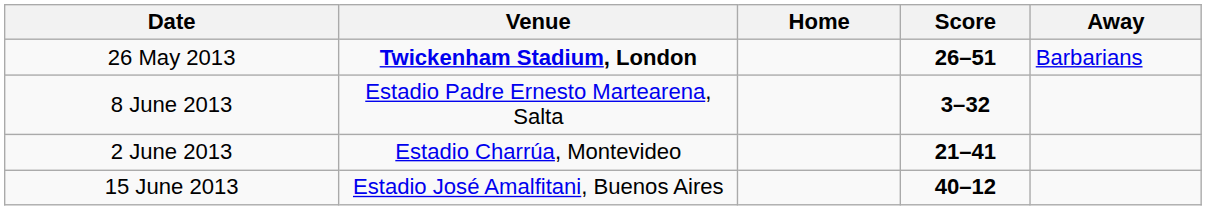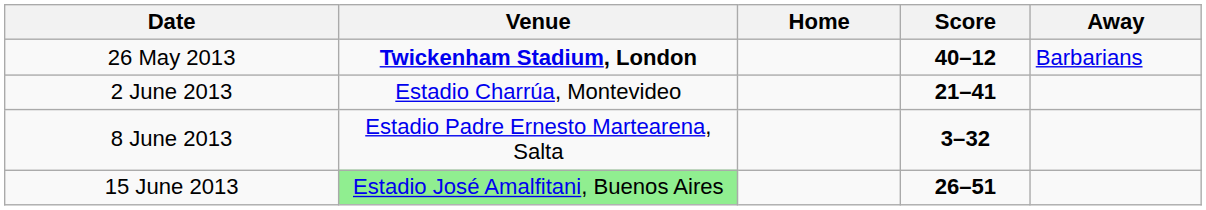(965, 57) 26–51 -> (965, 57) 40–12
rows swapped: (172, 151) <-> (172, 104)
(538, 186) no background -> (538, 186) lightgreen background
(965, 186) 40–12 -> (965, 186) 26–51
